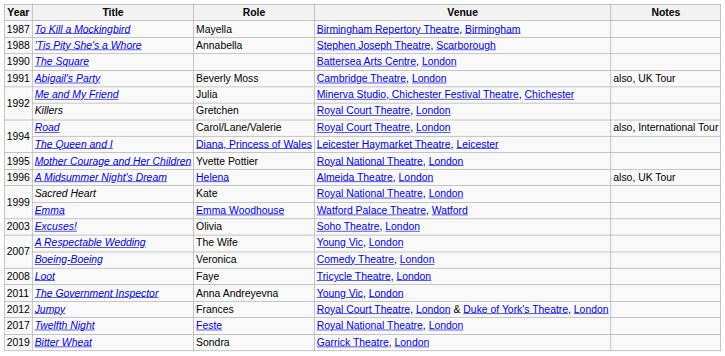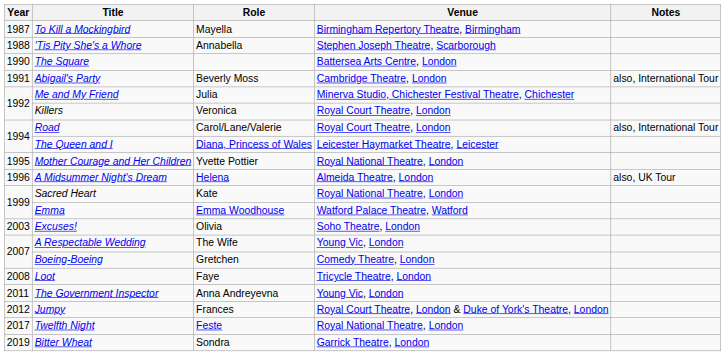(644, 78) also, UK Tour -> (666, 78) also, International Tour
(217, 111) Gretchen -> (216, 111) Veronica
(216, 260) Veronica -> (217, 260) Gretchen
